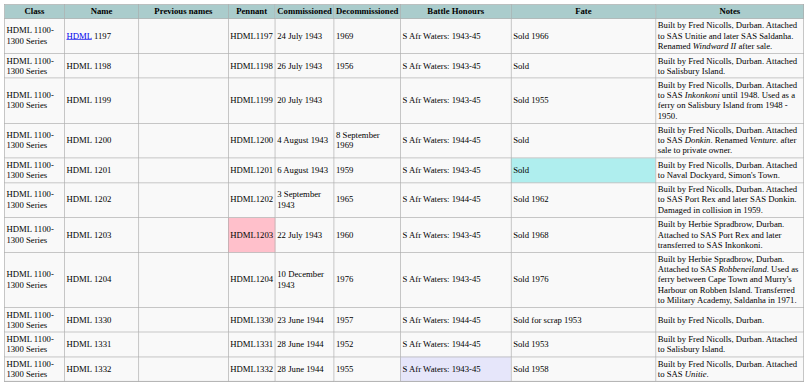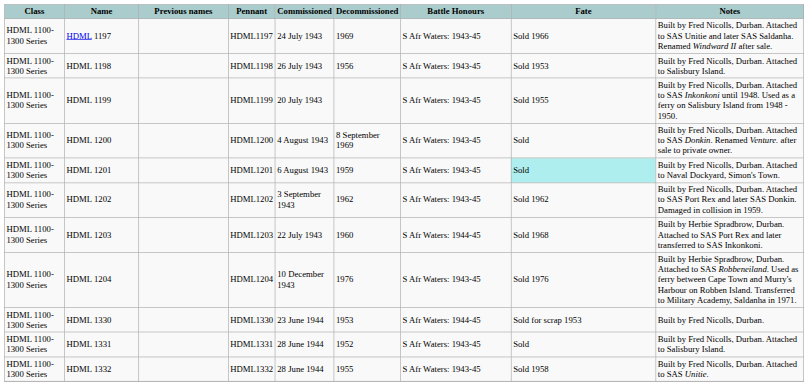(521, 65) Sold -> (531, 65) Sold 1953
(442, 140) S Afr Waters: 1944-45 -> (442, 140) S Afr Waters: 1943-45
(345, 199) 1965 -> (345, 199) 1962
(442, 199) S Afr Waters: 1944-45 -> (442, 199) S Afr Waters: 1943-45
(252, 234) pink background -> (252, 234) no background
(442, 234) S Afr Waters: 1943-45 -> (442, 234) S Afr Waters: 1944-45
(345, 319) 1957 -> (345, 319) 1953
(442, 344) S Afr Waters: 1944-45 -> (442, 344) S Afr Waters: 1943-45
(531, 344) Sold 1953 -> (521, 344) Sold
(442, 368) lavender background -> (442, 368) no background
